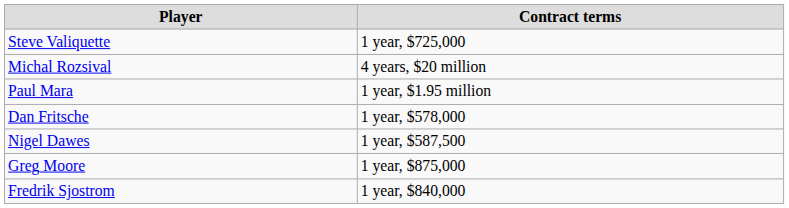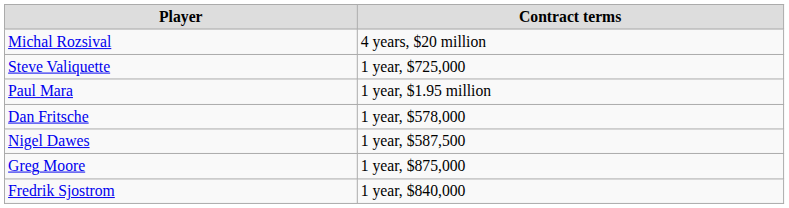rows swapped: (60, 66) <-> (59, 41)
